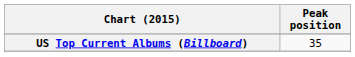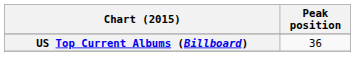(315, 43) 35 -> (315, 43) 36
